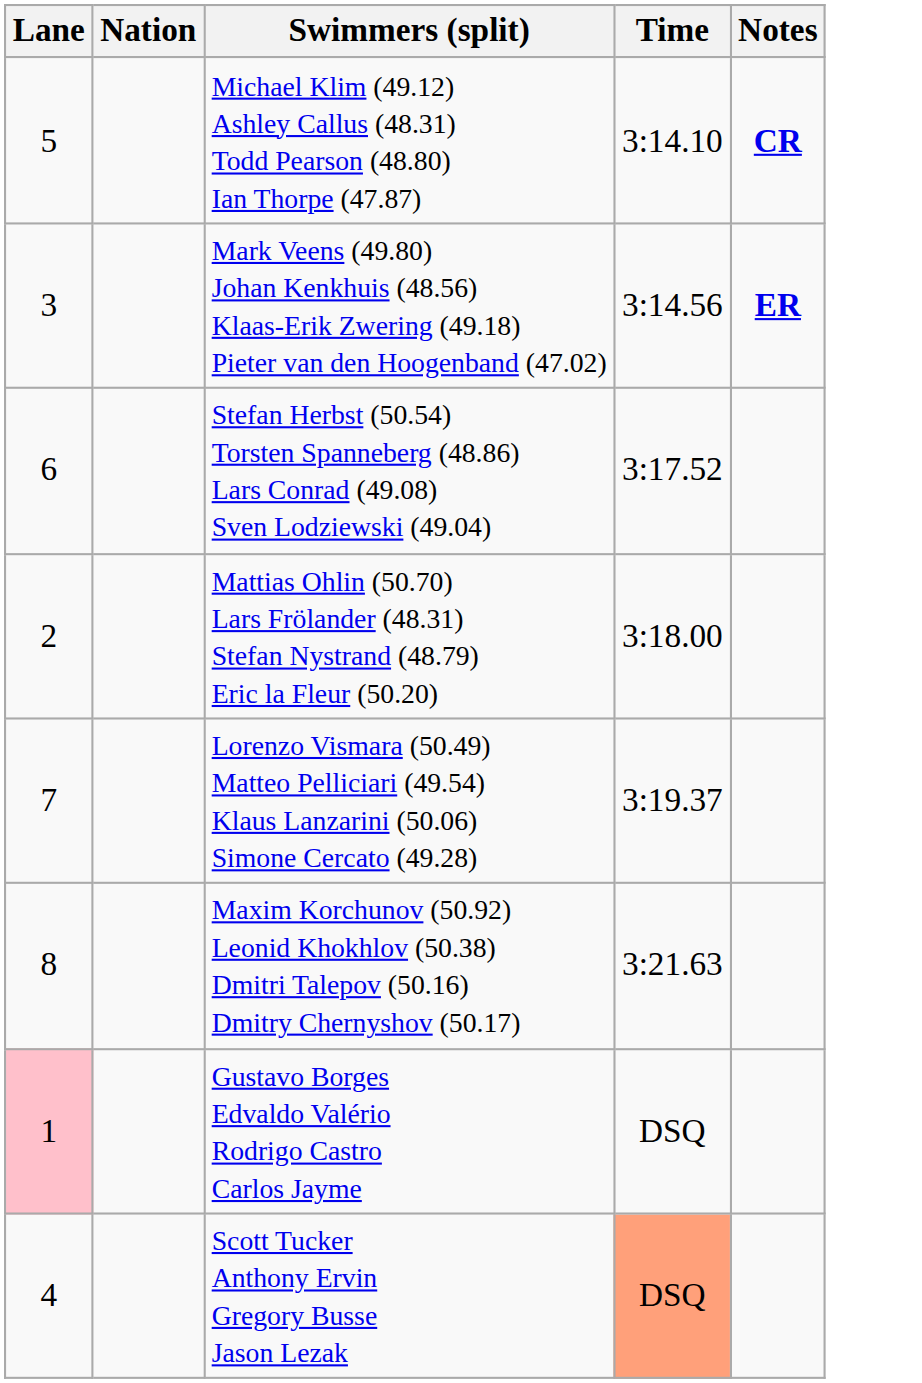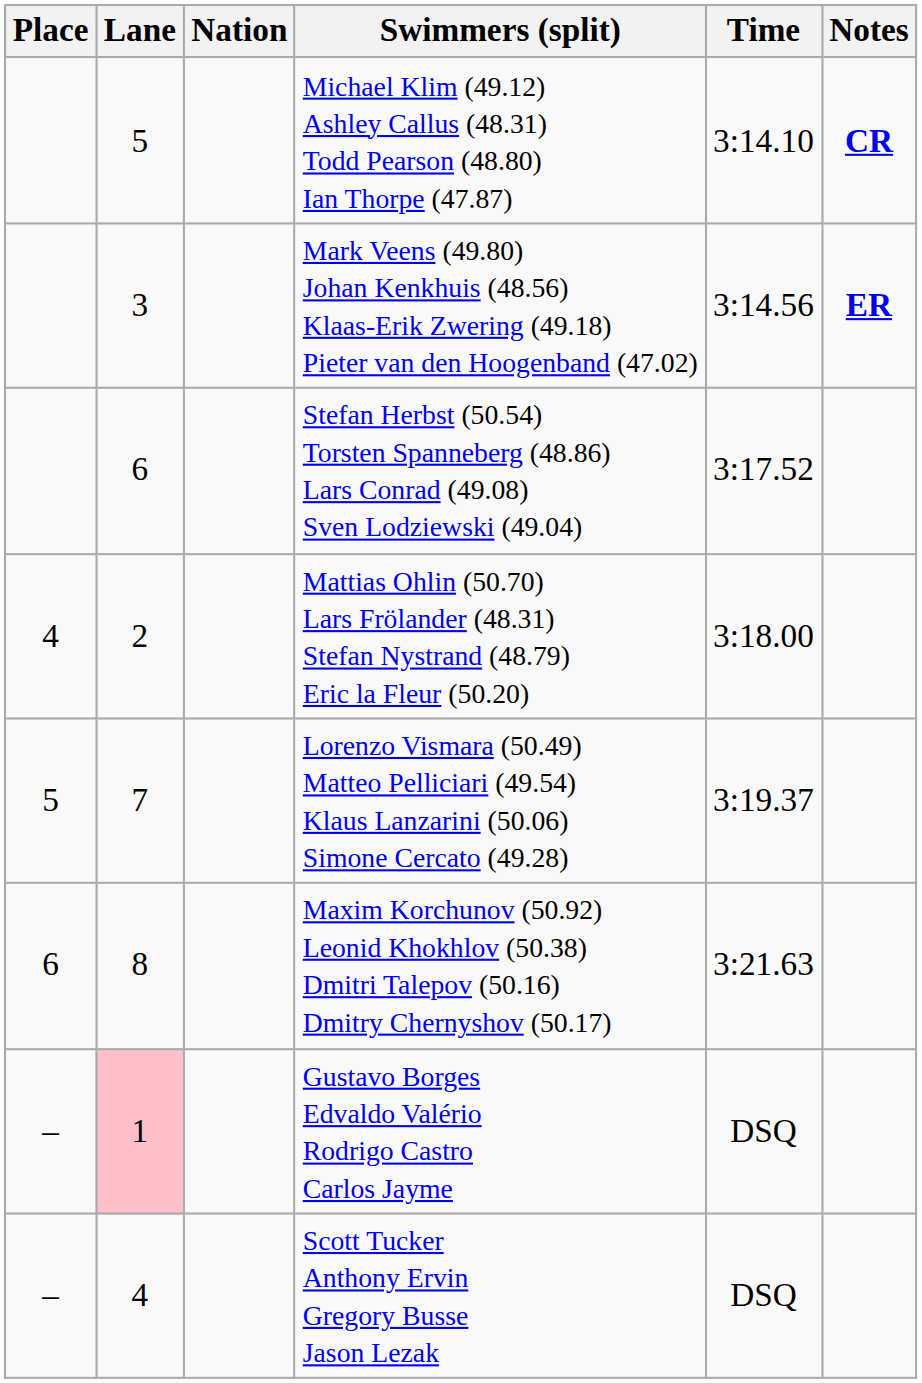+ column: (51, 30)
(672, 1295) lightsalmon background -> (763, 1295) no background
